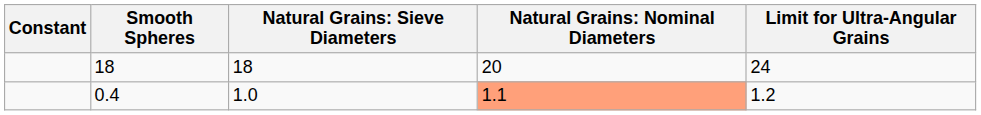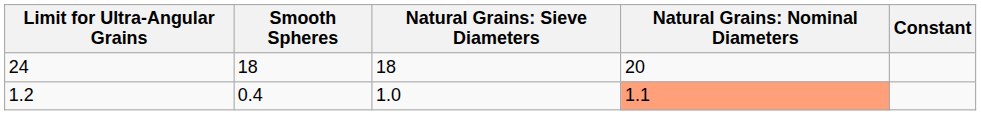columns swapped: (48, 28) <-> (861, 28)
